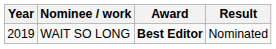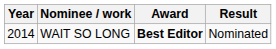(21, 33) 2019 -> (21, 33) 2014
